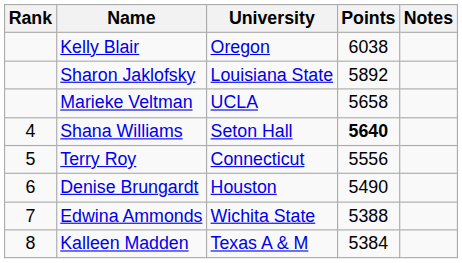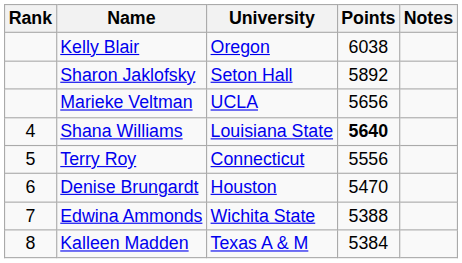(272, 74) Louisiana State -> (252, 74) Seton Hall
(368, 103) 5658 -> (368, 103) 5656
(252, 131) Seton Hall -> (272, 131) Louisiana State
(368, 187) 5490 -> (368, 187) 5470
